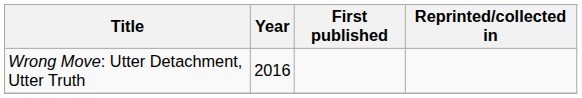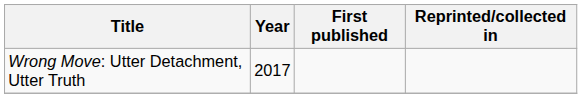(272, 70) 2016 -> (272, 70) 2017
